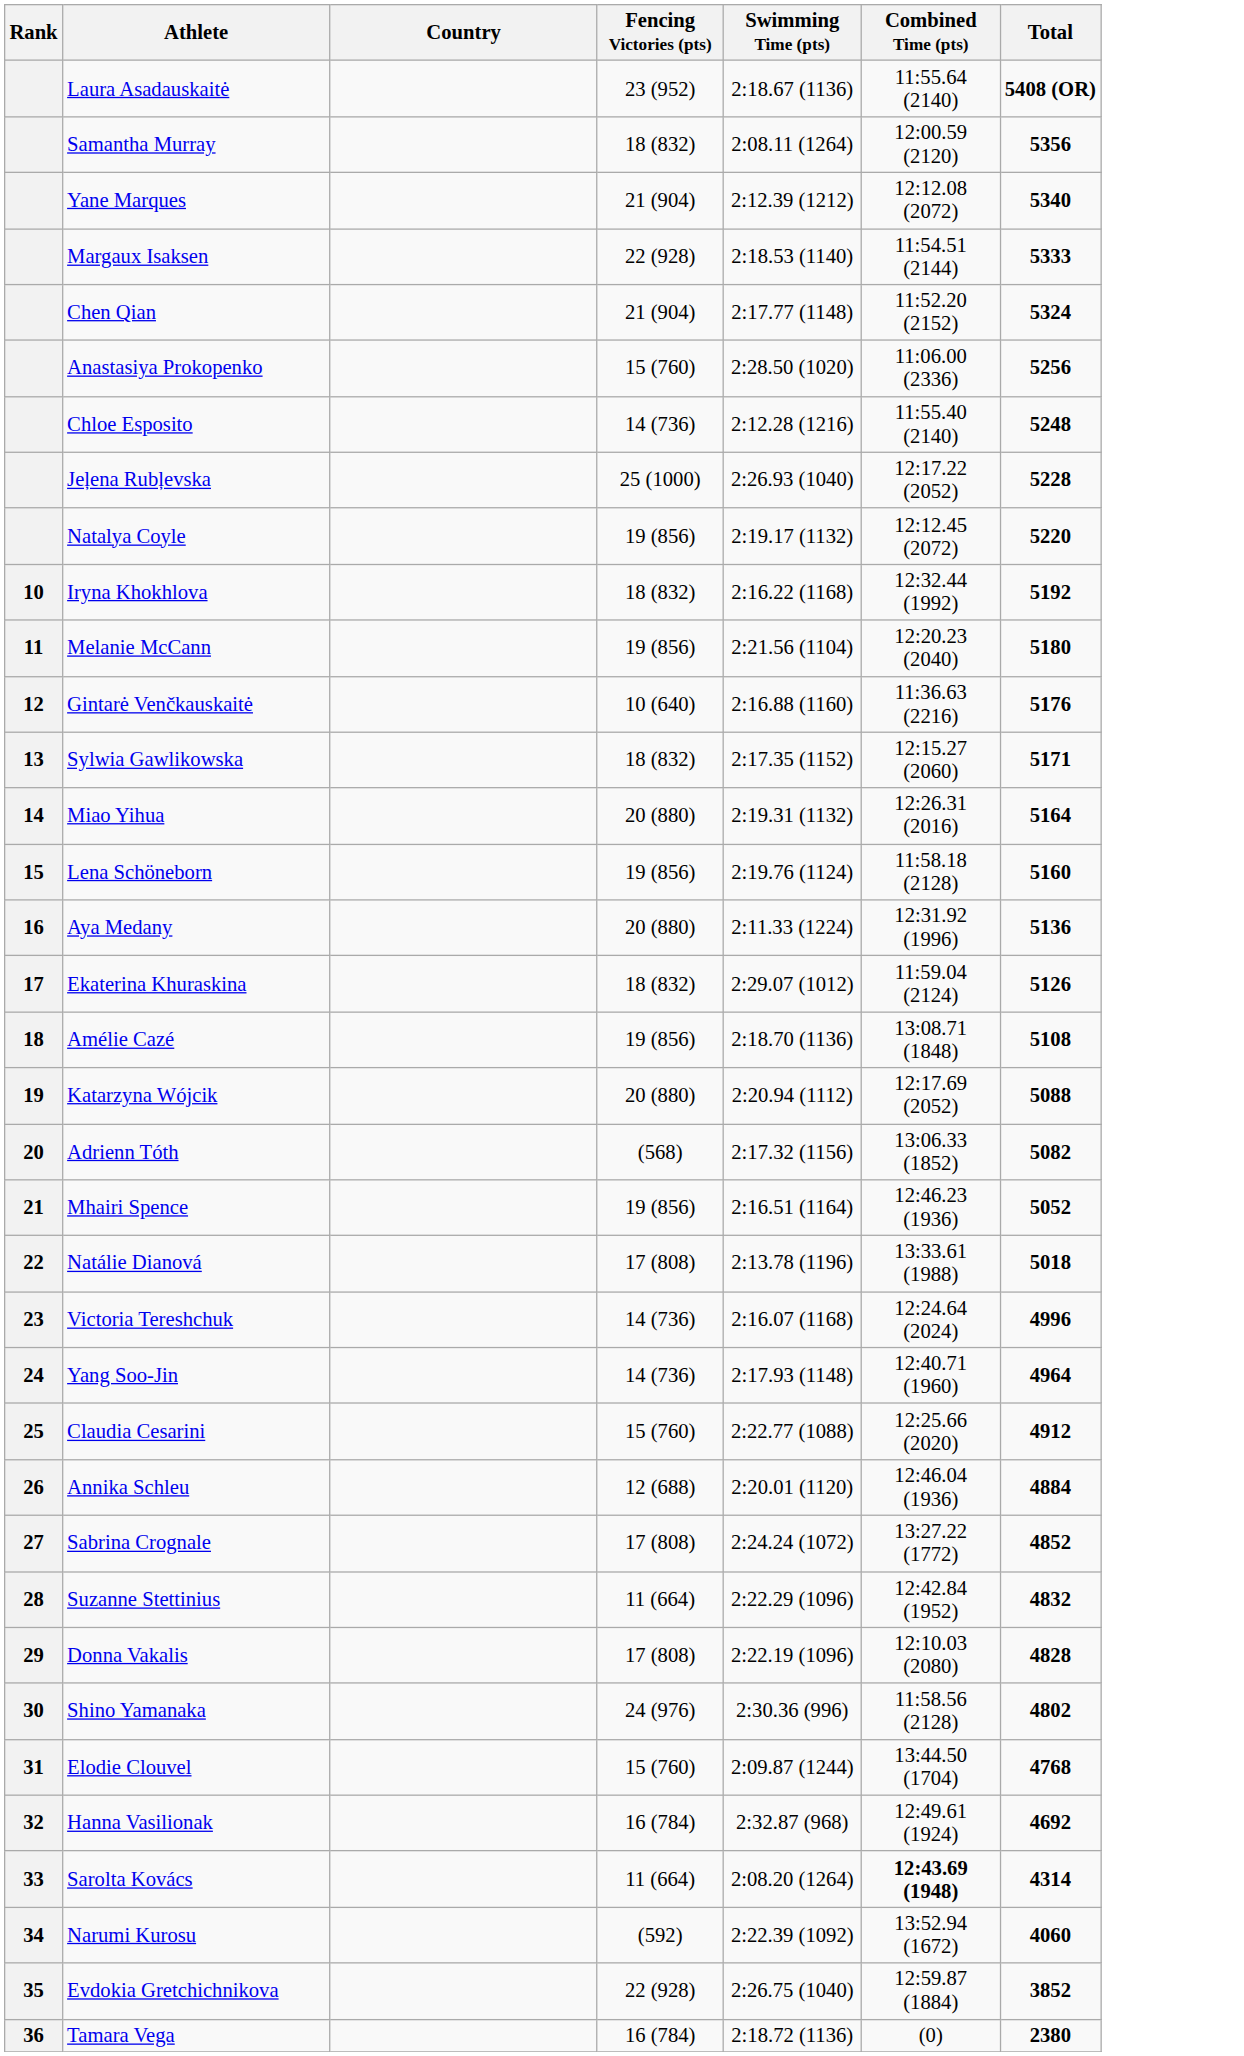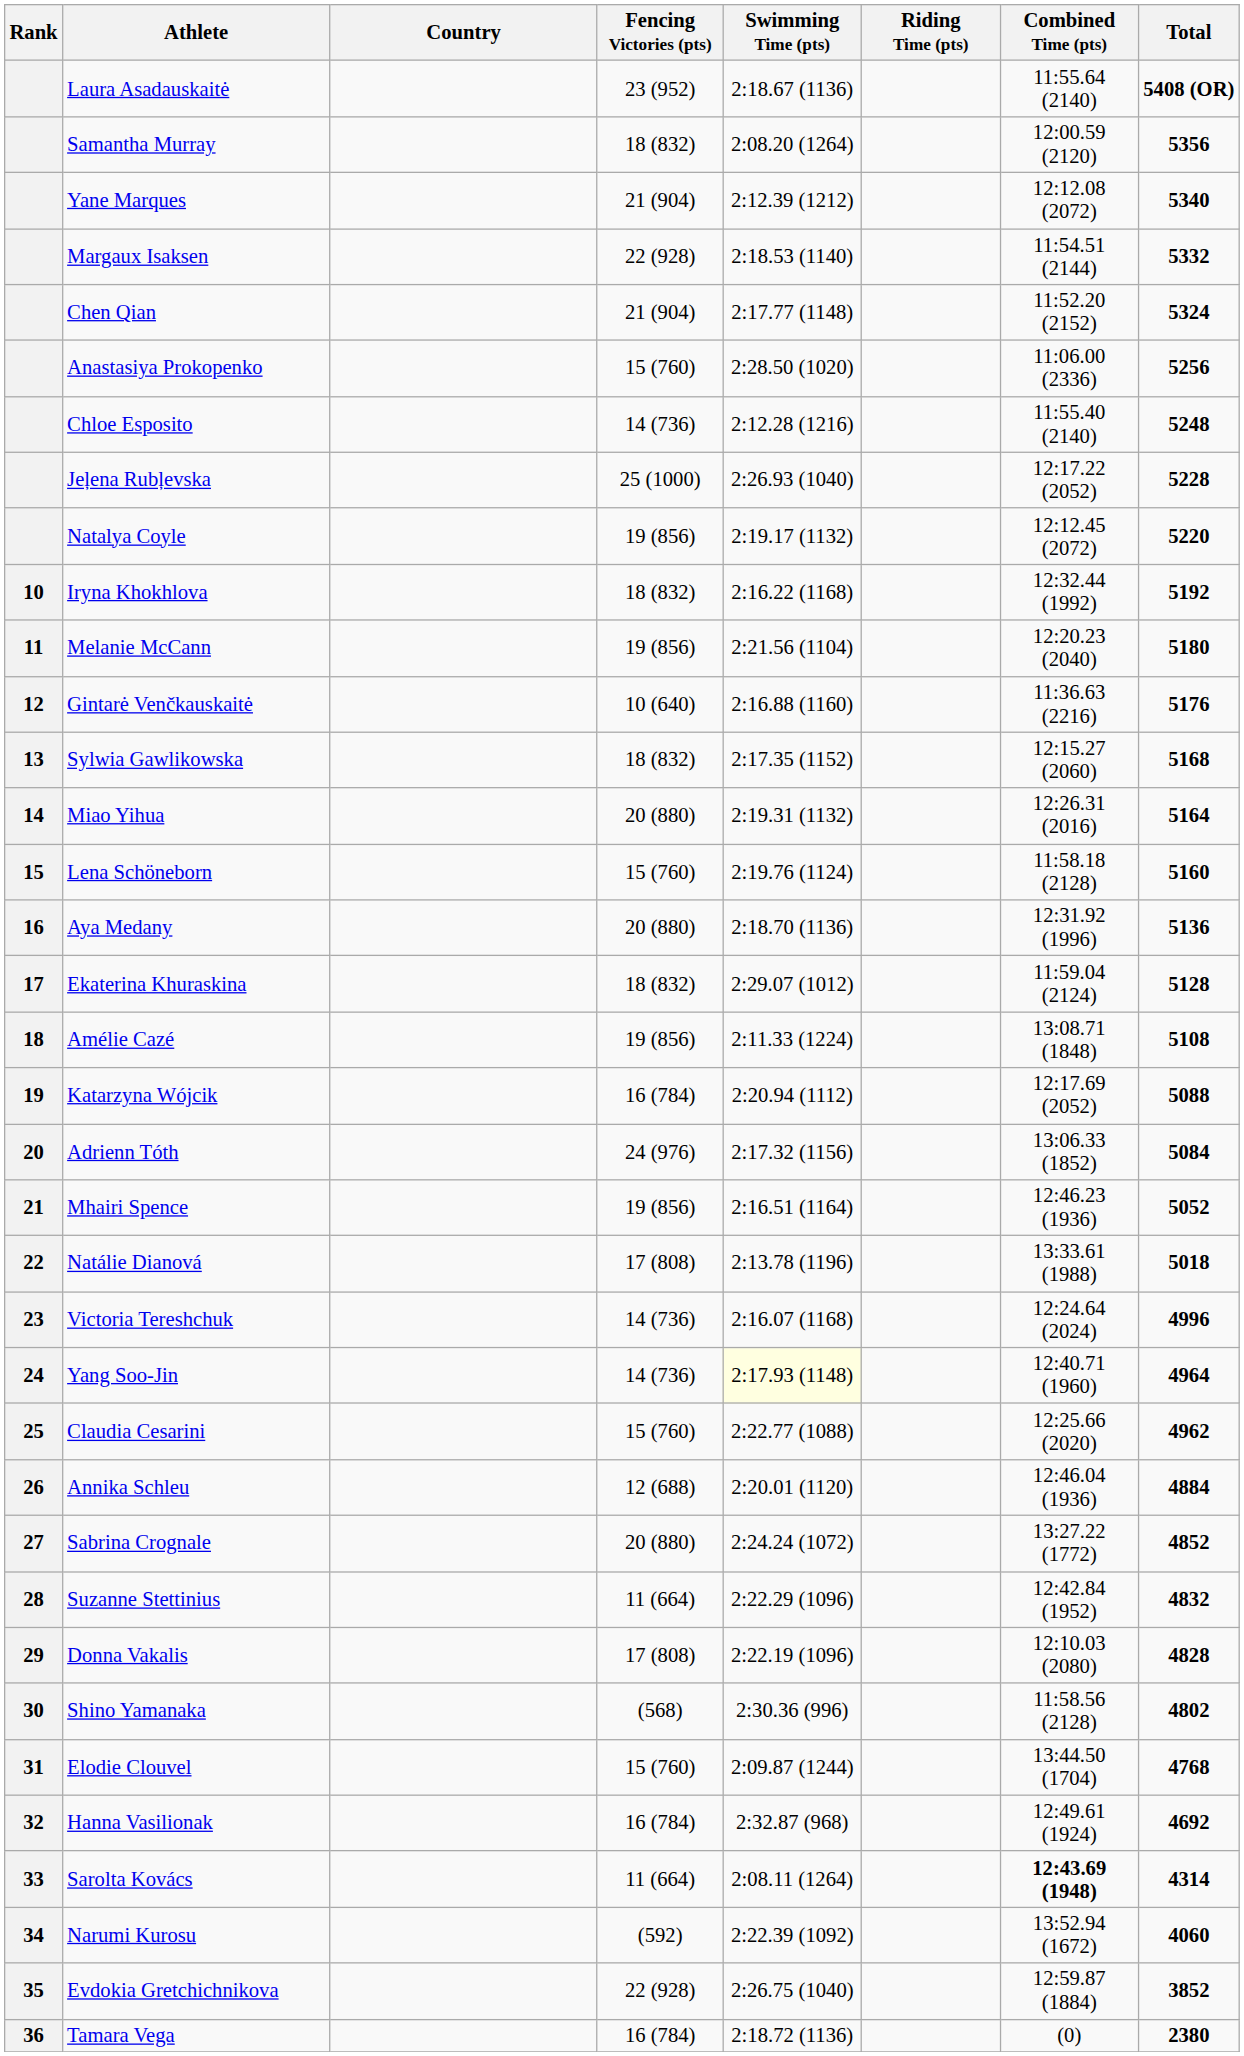+ column: (931, 32)
(792, 144) 2:08.11 (1264) -> (792, 144) 2:08.20 (1264)
(1050, 256) 5333 -> (1189, 256) 5332
(1050, 759) 5171 -> (1189, 759) 5168
(660, 871) 19 (856) -> (660, 871) 15 (760)
(792, 927) 2:11.33 (1224) -> (792, 927) 2:18.70 (1136)
(1050, 983) 5126 -> (1189, 983) 5128
(792, 1039) 2:18.70 (1136) -> (792, 1039) 2:11.33 (1224)
(660, 1095) 20 (880) -> (660, 1095) 16 (784)
(660, 1151) (568) -> (660, 1151) 24 (976)
(1050, 1151) 5082 -> (1189, 1151) 5084
(792, 1375) no background -> (792, 1375) lightyellow background
(1050, 1431) 4912 -> (1189, 1431) 4962
(660, 1543) 17 (808) -> (660, 1543) 20 (880)
(660, 1711) 24 (976) -> (660, 1711) (568)
(792, 1878) 2:08.20 (1264) -> (792, 1878) 2:08.11 (1264)
